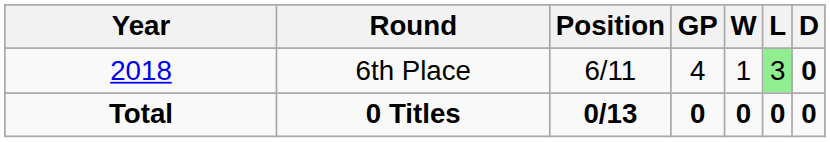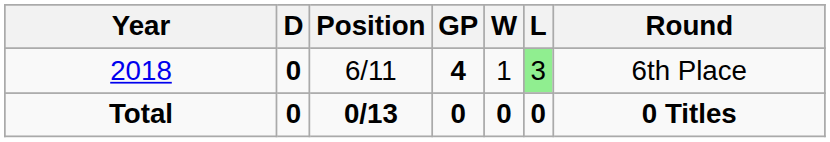columns swapped: (413, 26) <-> (809, 26)
(698, 70) normal -> (458, 70) bold
